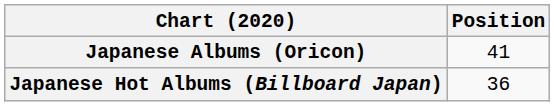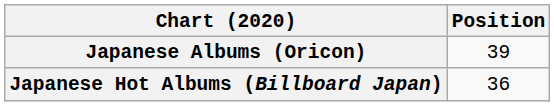(498, 52) 41 -> (498, 52) 39
